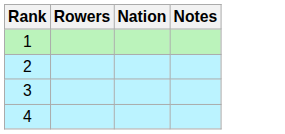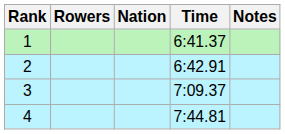+ column: (200, 16)
